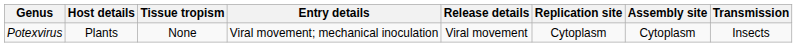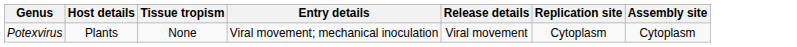- column: (751, 13)
